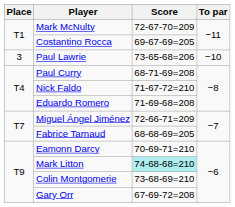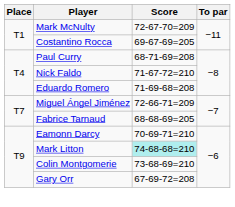- row: (61, 57)
